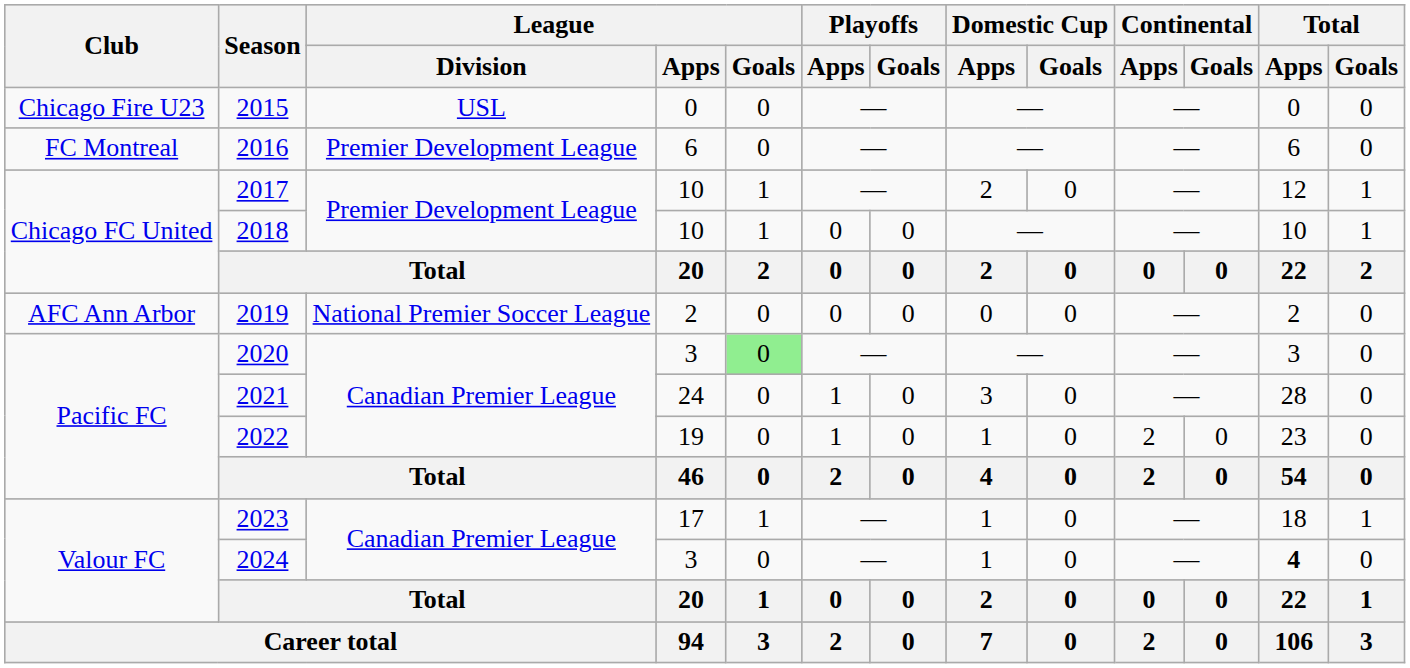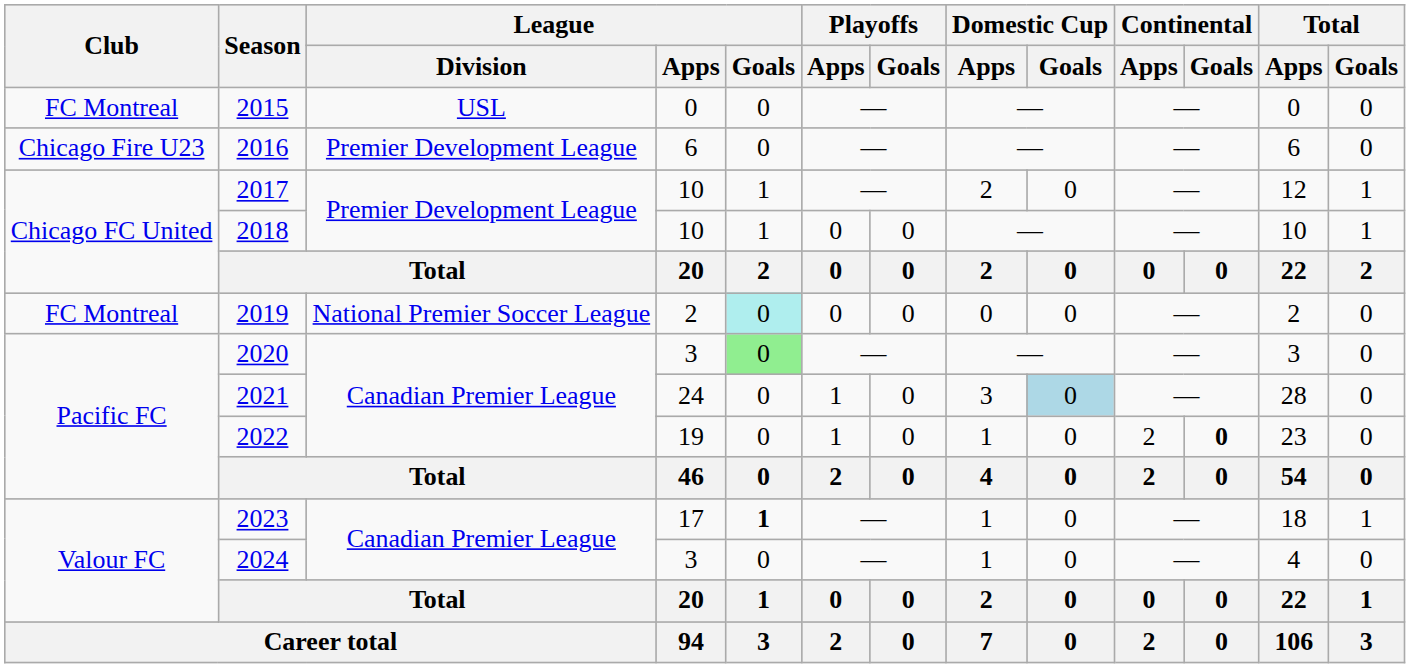(112, 107) Chicago Fire U23 -> (112, 107) FC Montreal
(112, 148) FC Montreal -> (112, 148) Chicago Fire U23
(112, 312) AFC Ann Arbor -> (112, 312) FC Montreal
(763, 312) no background -> (763, 312) paleturquoise background
(1070, 395) no background -> (1070, 395) lightblue background
(1221, 436) normal -> (1221, 436) bold
(763, 518) normal -> (763, 518) bold
(1294, 559) bold -> (1294, 559) normal
